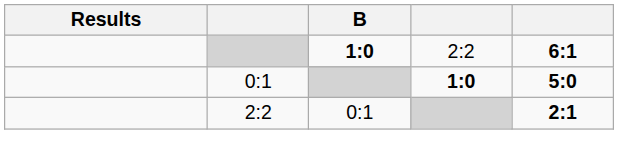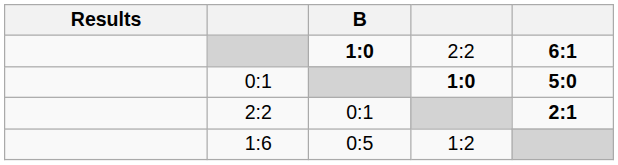+ row: (258, 143)
